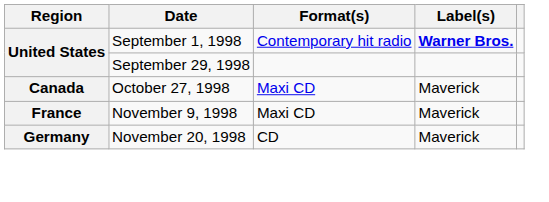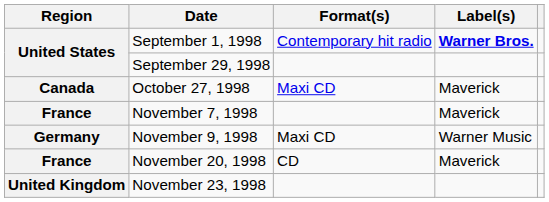+ row: (195, 112)
(57, 112) France -> (67, 137) Germany
(449, 112) Maverick -> (485, 137) Warner Music
(57, 137) Germany -> (67, 161) France
+ row: (199, 185)
